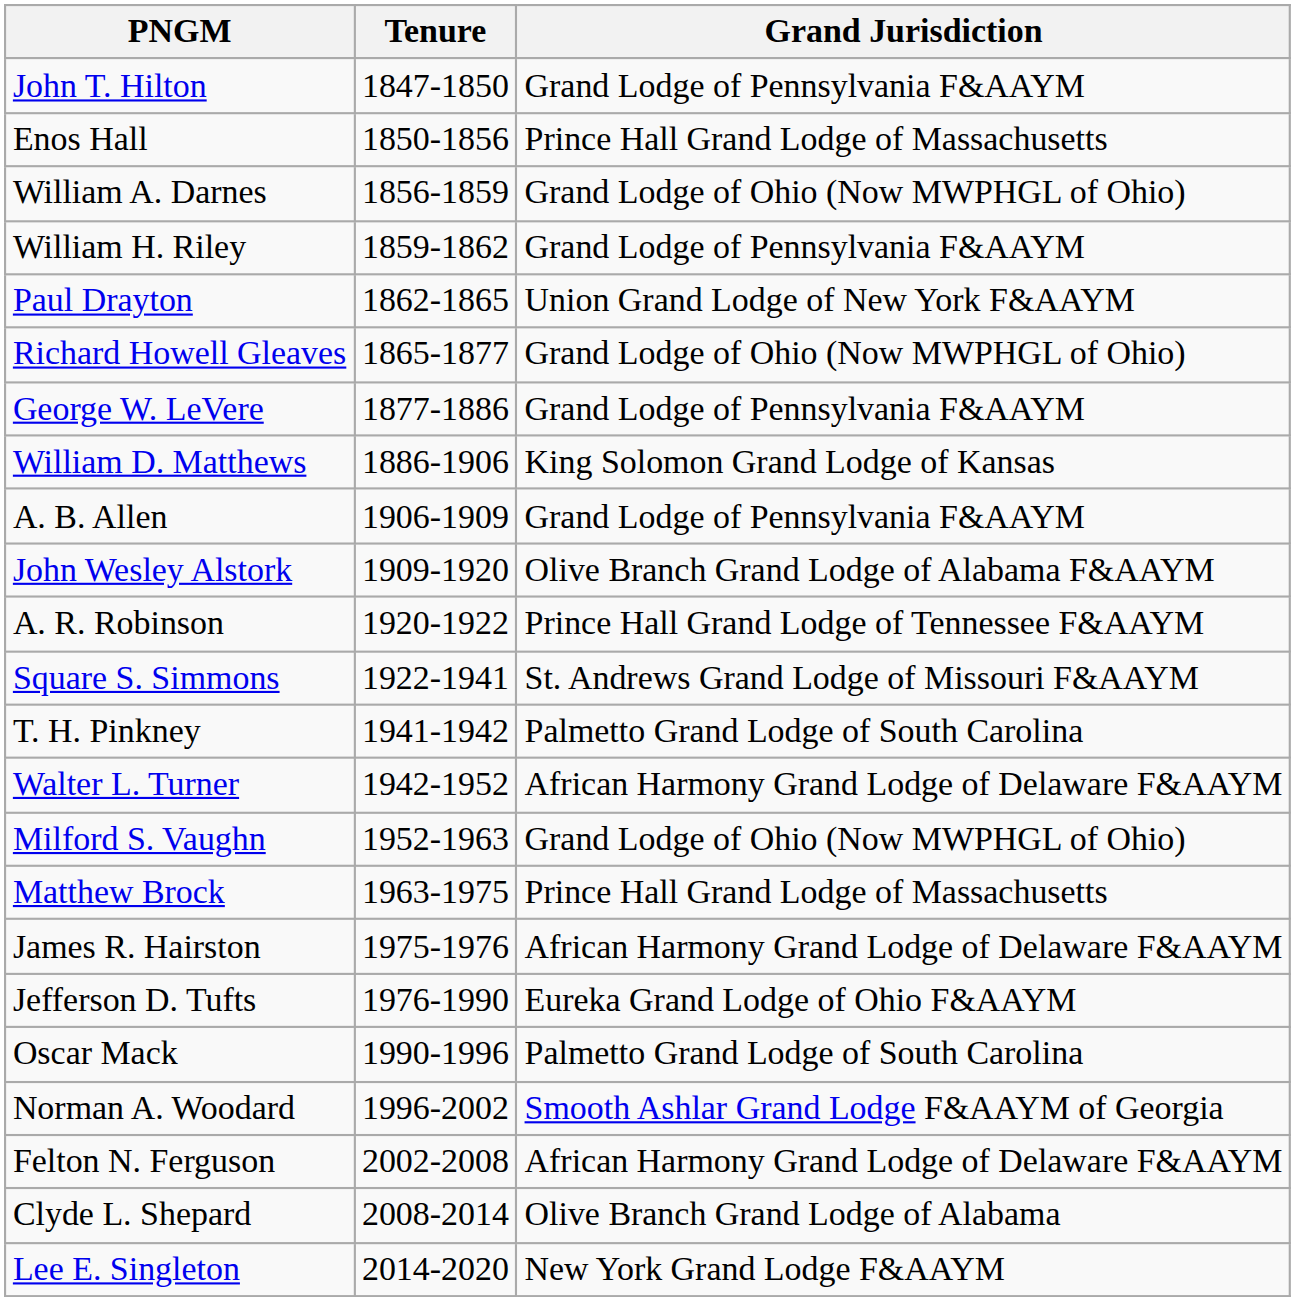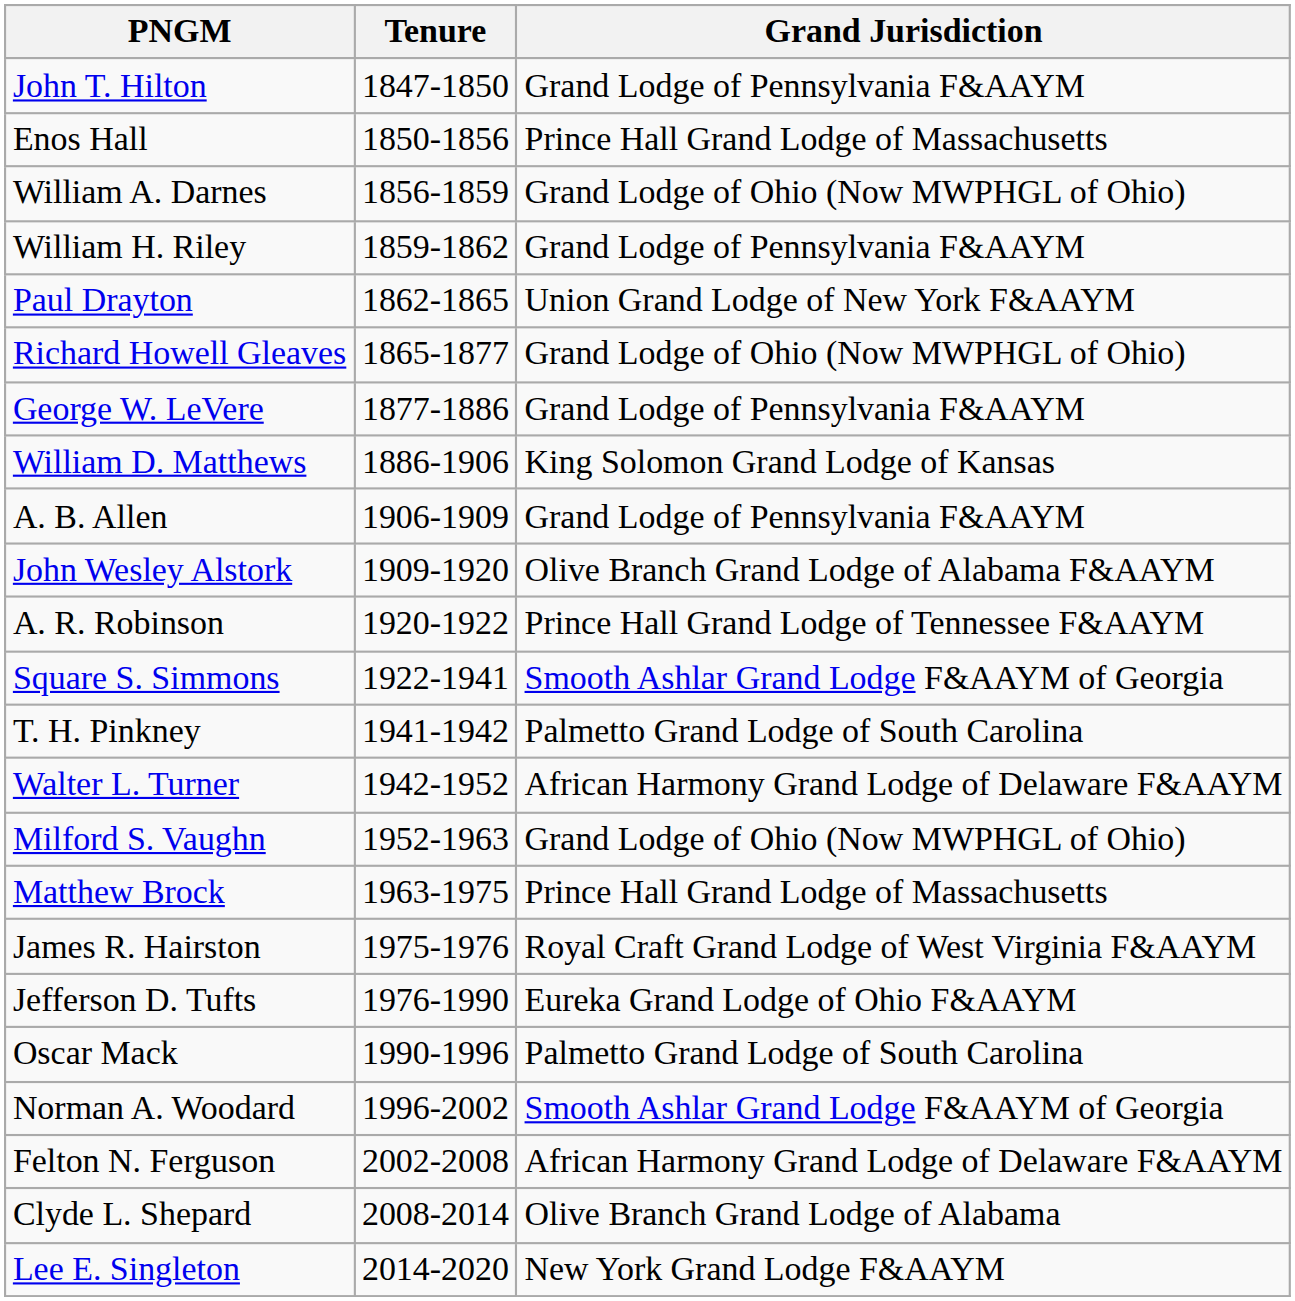(862, 676) St. Andrews Grand Lodge of Missouri F&AAYM -> (874, 676) Smooth Ashlar Grand Lodge F&AAYM of Georgia
(904, 945) African Harmony Grand Lodge of Delaware F&AAYM -> (890, 945) Royal Craft Grand Lodge of West Virginia F&AAYM
